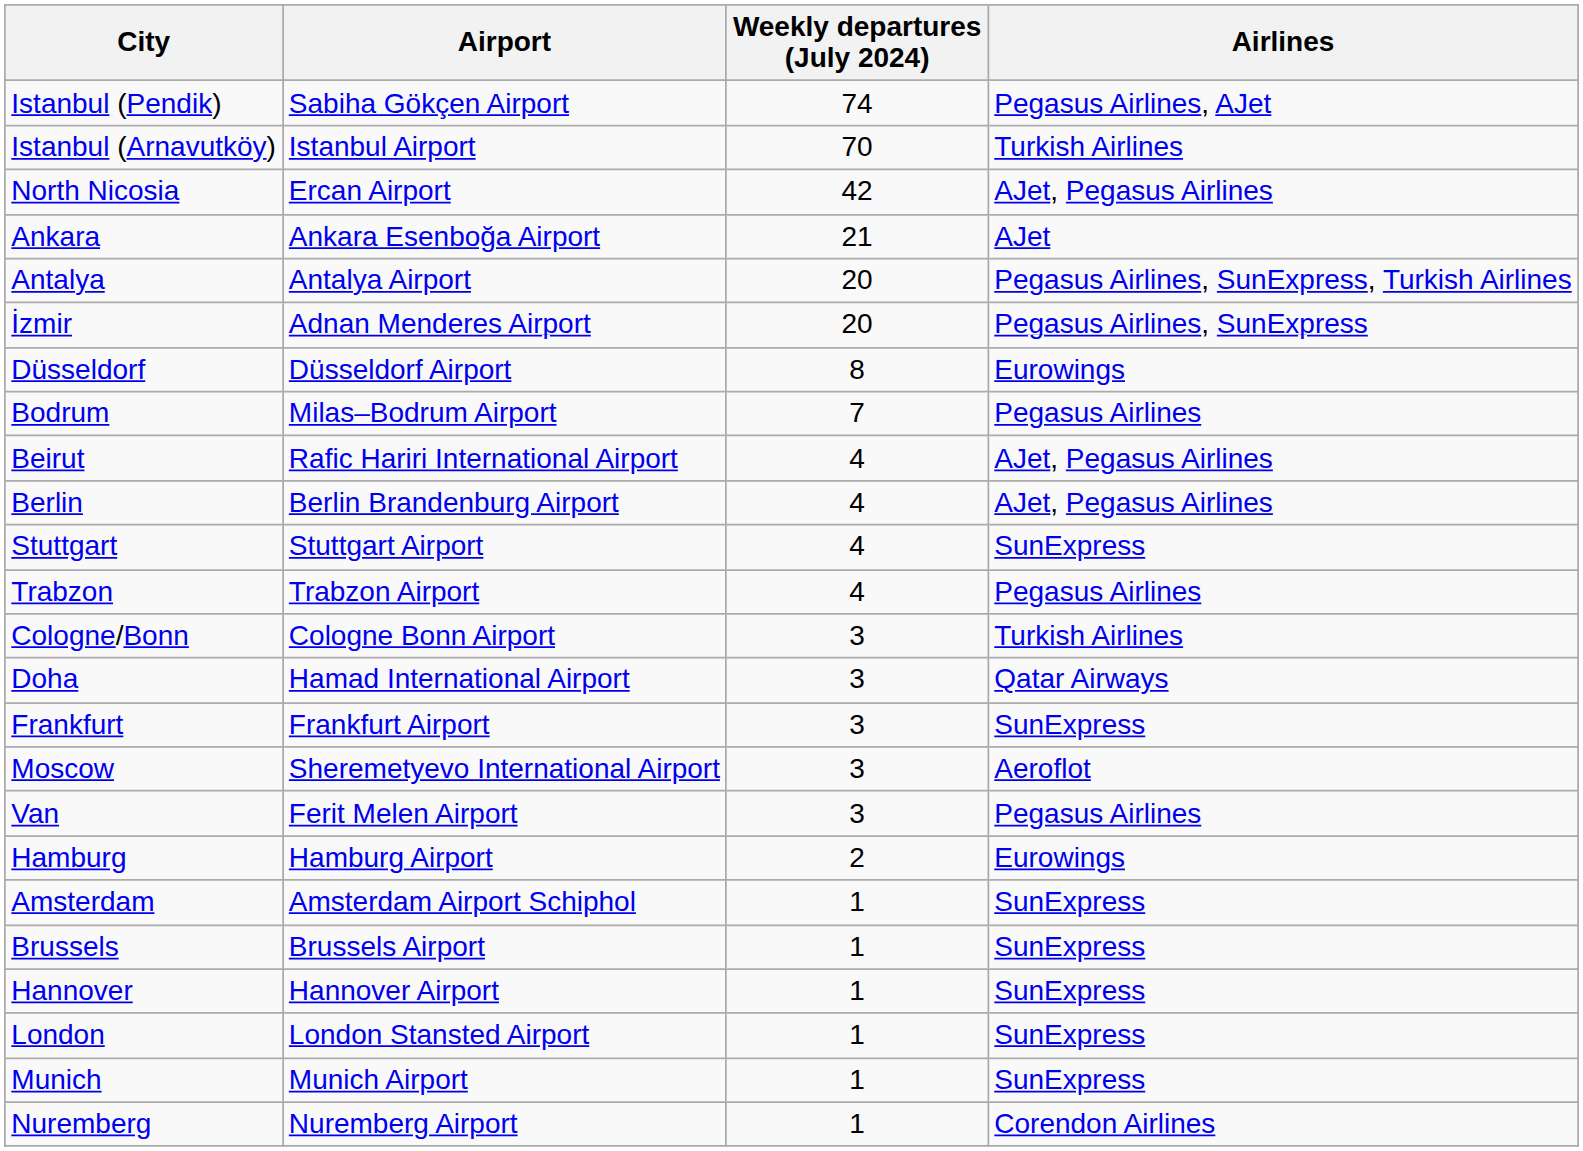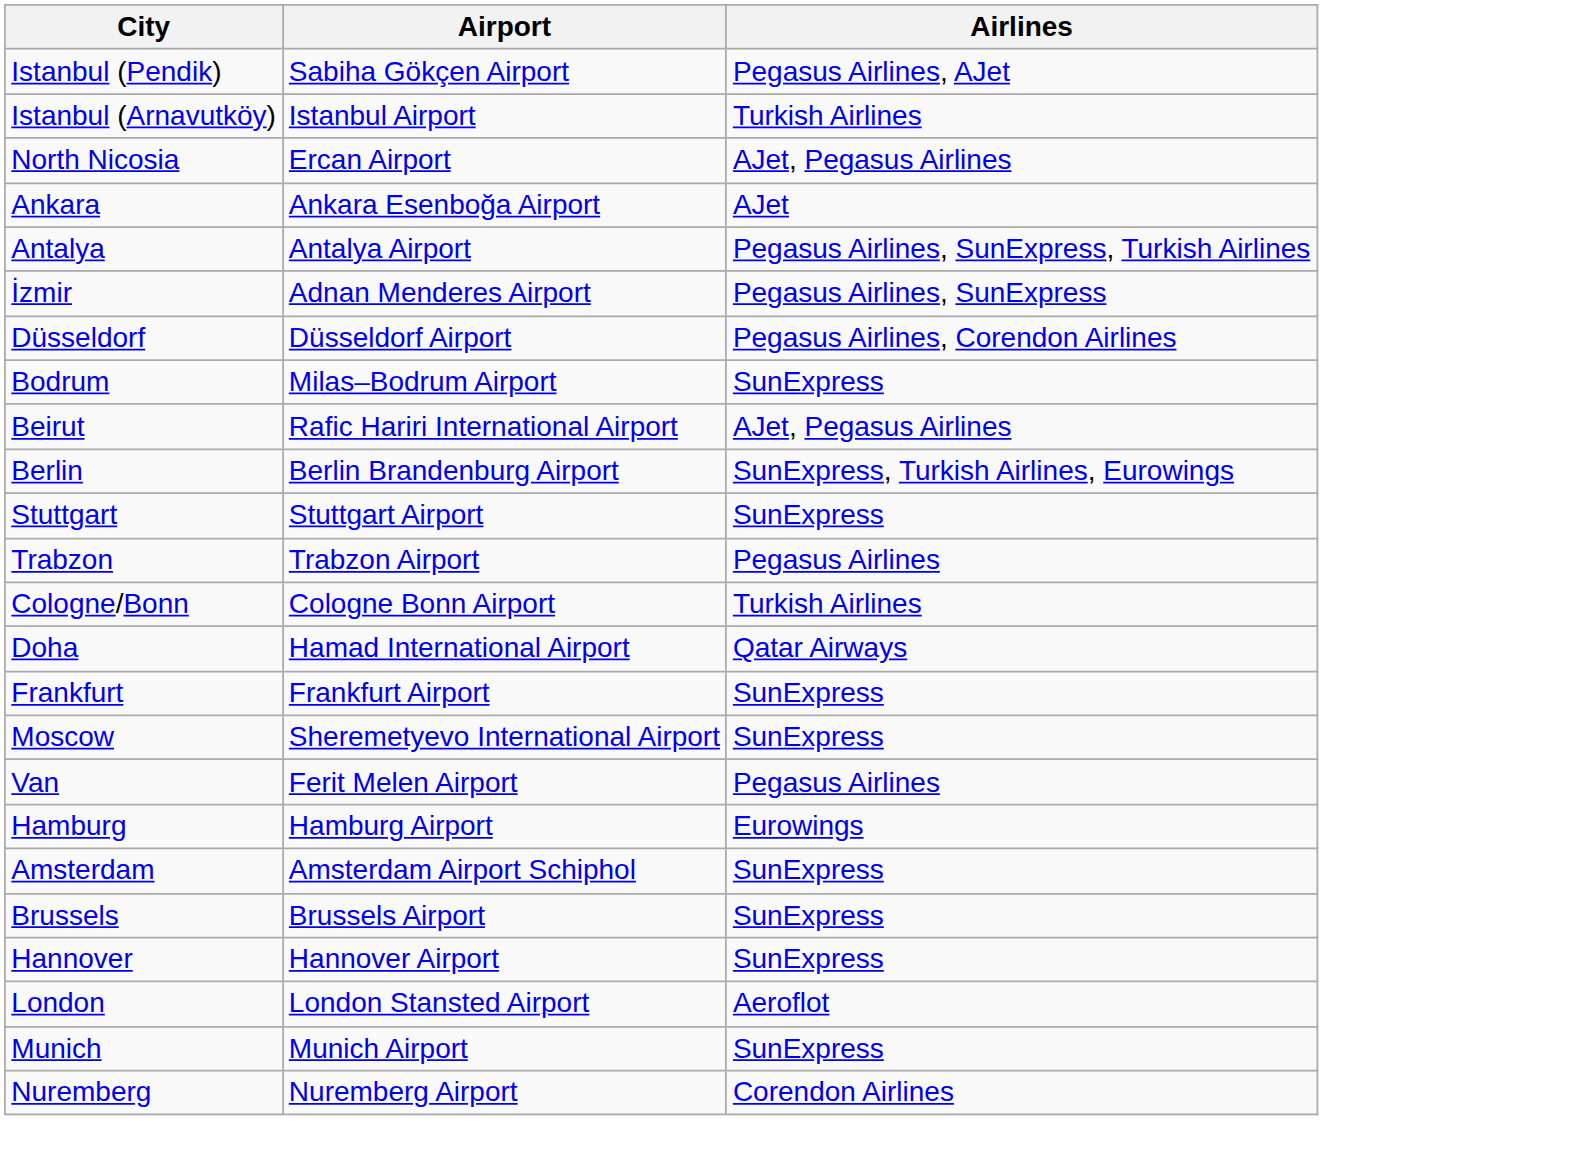- column: (857, 42)
(1060, 369) Eurowings -> (955, 337) Pegasus Airlines, Corendon Airlines
(1098, 413) Pegasus Airlines -> (808, 381) SunExpress
(1134, 502) AJet, Pegasus Airlines -> (983, 470) SunExpress, Turkish Airlines, Eurowings
(1043, 768) Aeroflot -> (808, 737) SunExpress
(1070, 1035) SunExpress -> (781, 1003) Aeroflot
